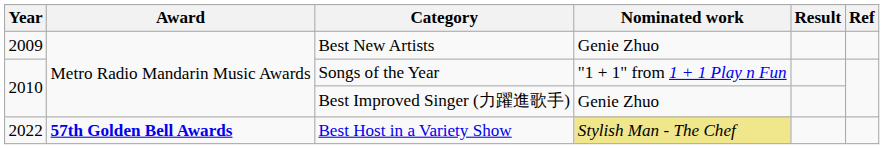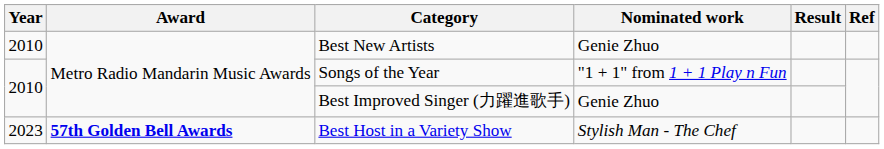(26, 45) 2009 -> (26, 45) 2010
(26, 129) 2022 -> (26, 129) 2023
(657, 129) khaki background -> (657, 129) no background
